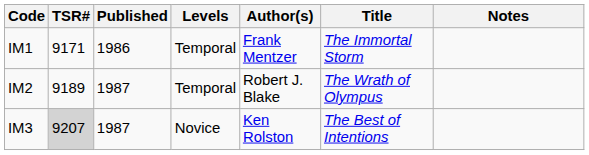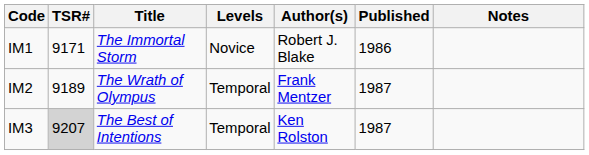columns swapped: (377, 16) <-> (132, 16)
(205, 48) Temporal -> (232, 48) Novice
(270, 48) Frank Mentzer -> (308, 48) Robert J. Blake
(273, 88) Robert J. Blake -> (304, 88) Frank Mentzer
(198, 128) Novice -> (240, 128) Temporal
